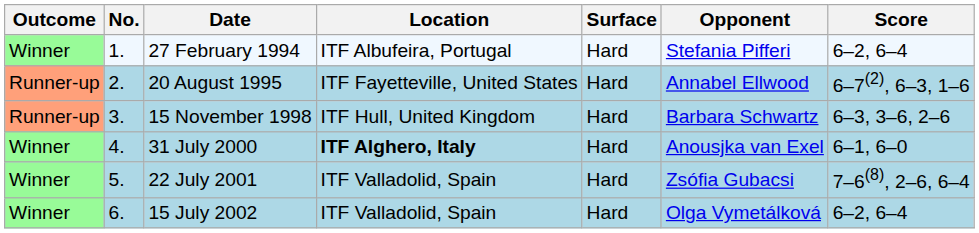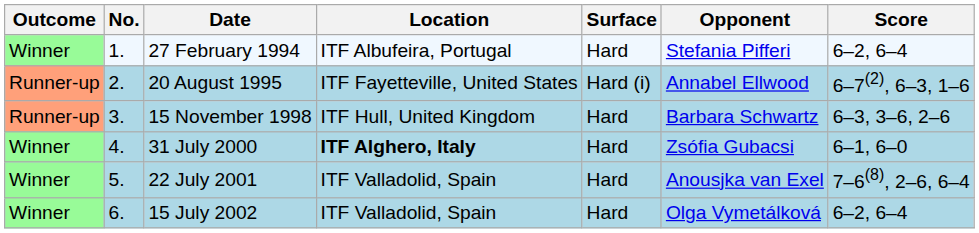(607, 83) Hard -> (619, 83) Hard (i)
(745, 146) Anousjka van Exel -> (730, 146) Zsófia Gubacsi
(730, 179) Zsófia Gubacsi -> (745, 179) Anousjka van Exel
